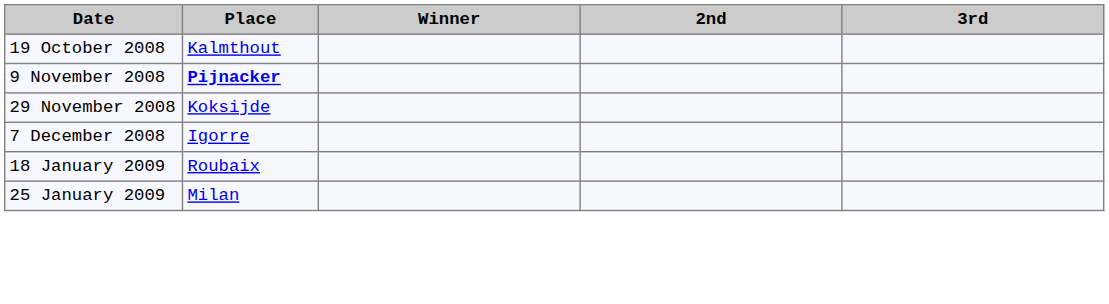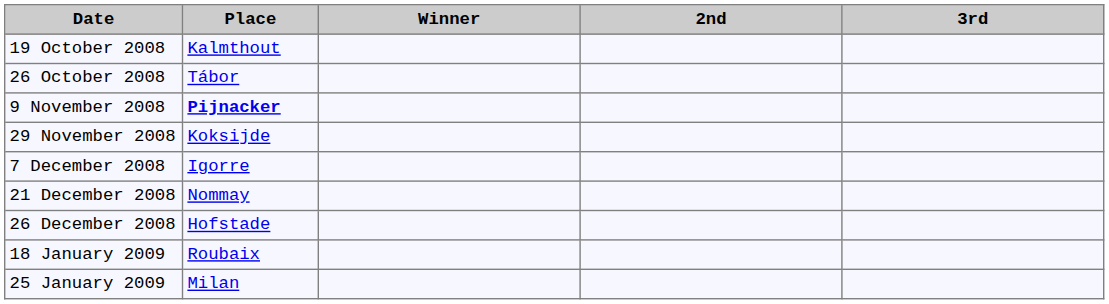+ row: (87, 78)
+ row: (93, 196)
+ row: (93, 225)
